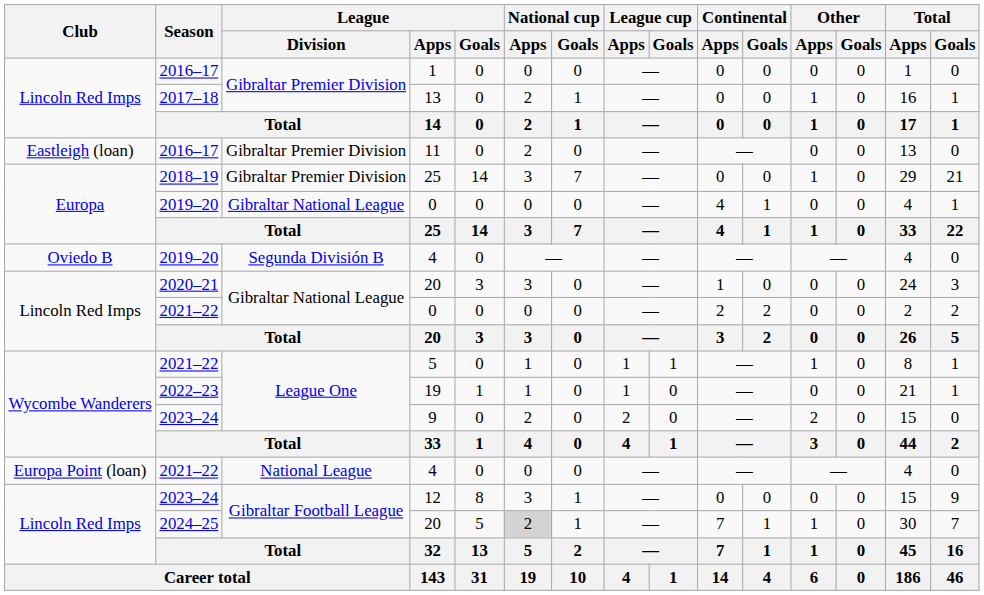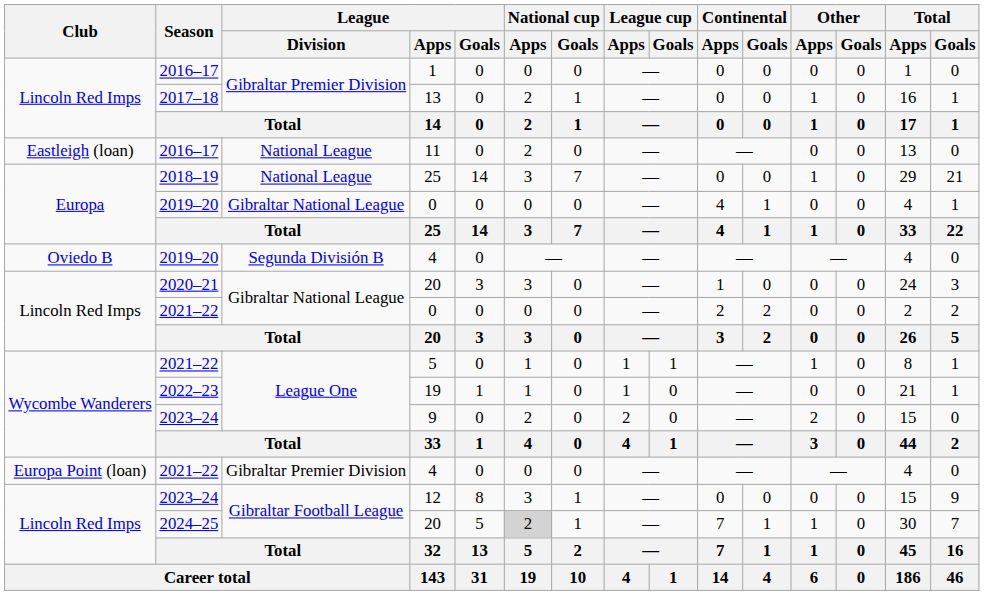(316, 151) Gibraltar Premier Division -> (316, 151) National League
(316, 177) Gibraltar Premier Division -> (316, 177) National League
(316, 470) National League -> (316, 470) Gibraltar Premier Division
